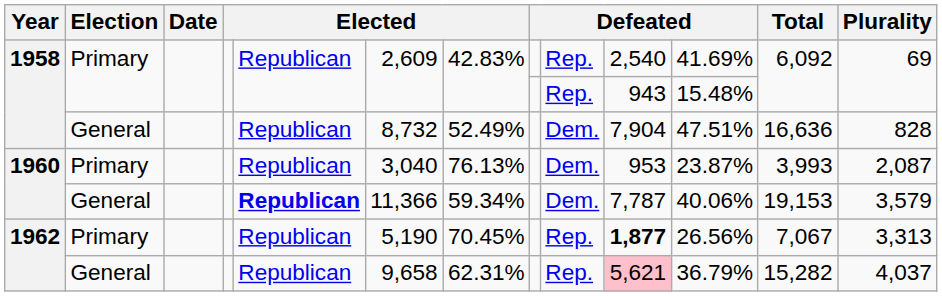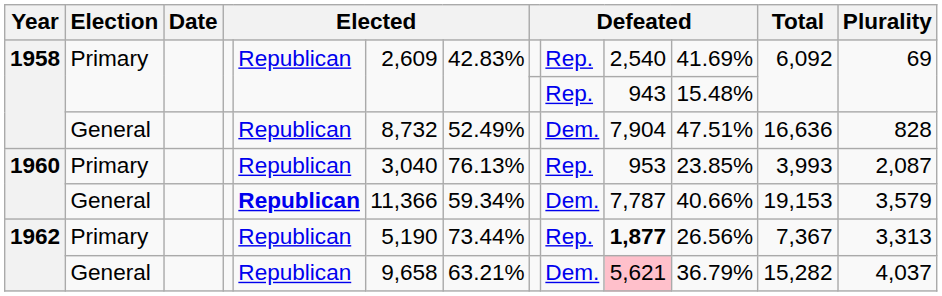(572, 165) Dem. -> (569, 165) Rep.
(715, 165) 23.87% -> (715, 165) 23.85%
(715, 201) 40.06% -> (715, 201) 40.66%
(486, 237) 70.45% -> (486, 237) 73.44%
(804, 237) 7,067 -> (804, 237) 7,367
(486, 272) 62.31% -> (486, 272) 63.21%
(569, 272) Rep. -> (572, 272) Dem.
